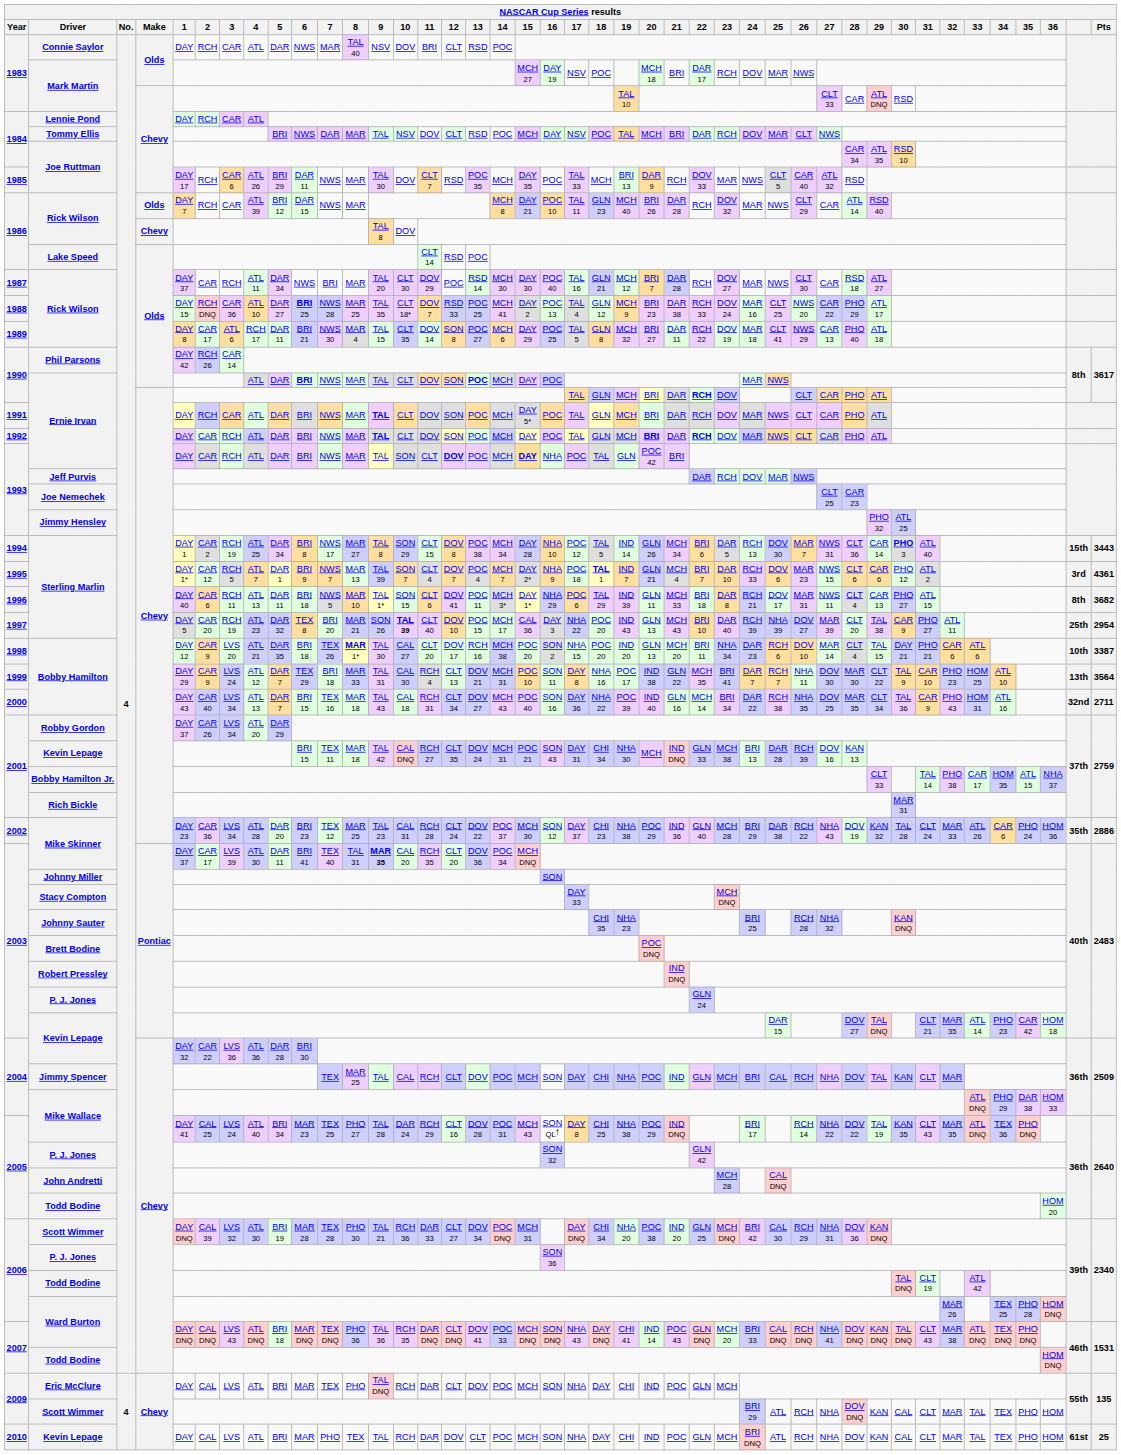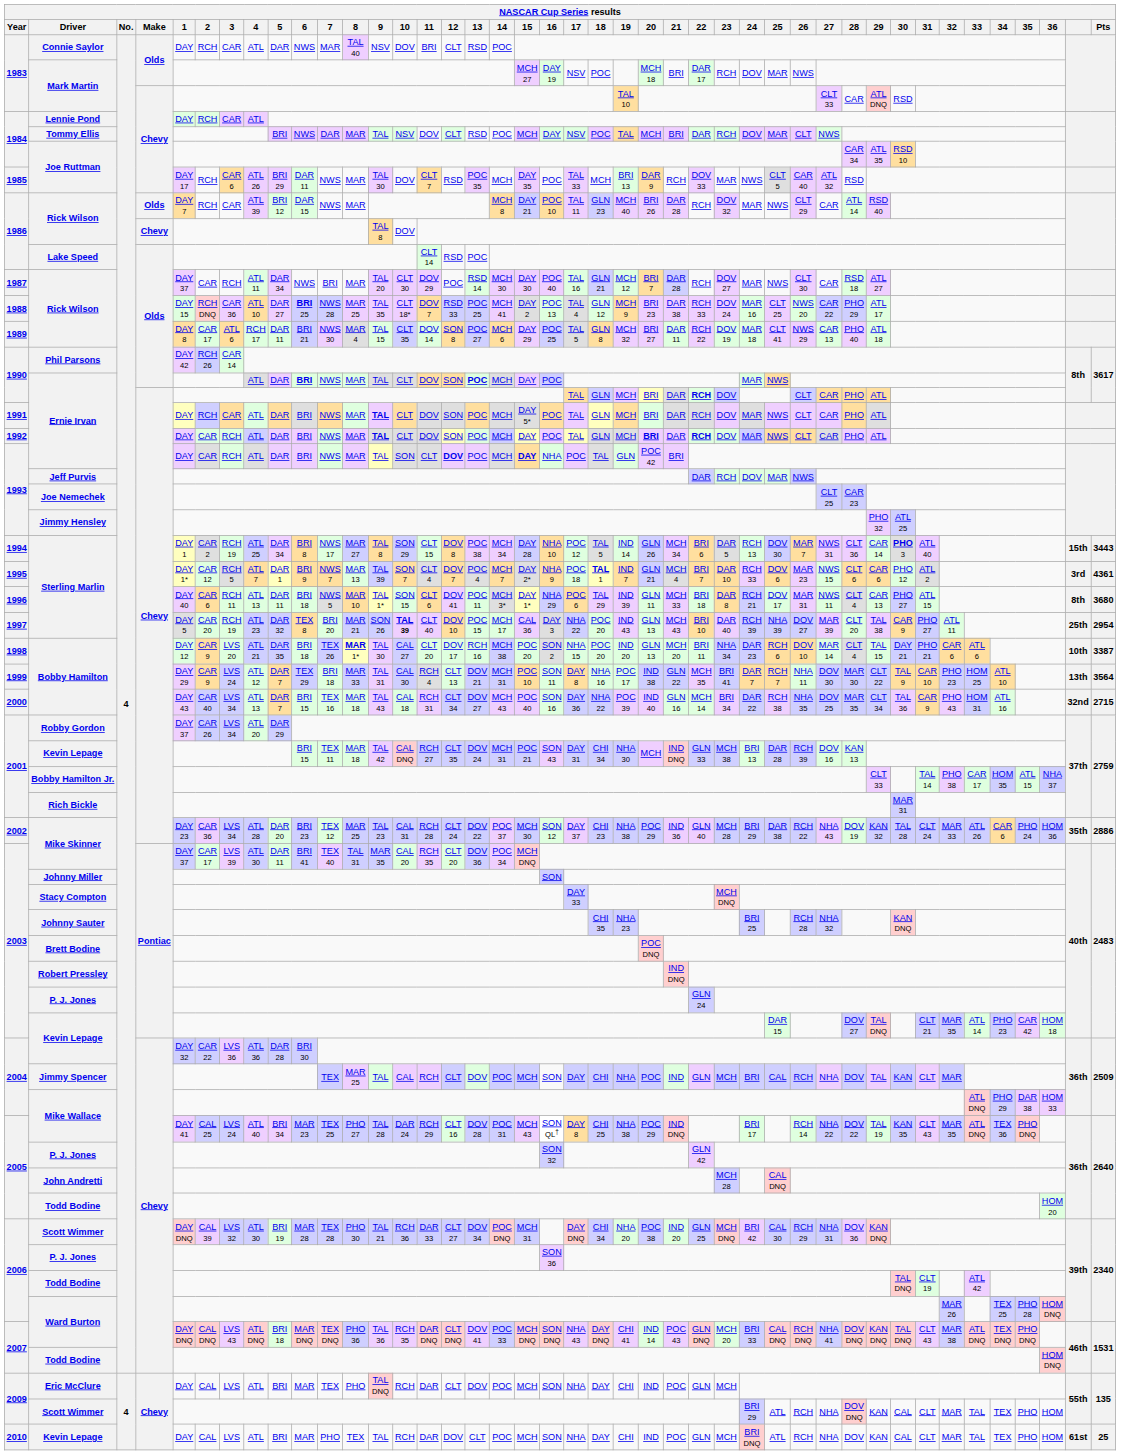(1104, 600) 3682 -> (1103, 600) 3680
(1104, 702) 2711 -> (1103, 702) 2715
(381, 856) bold -> (380, 856) normal
